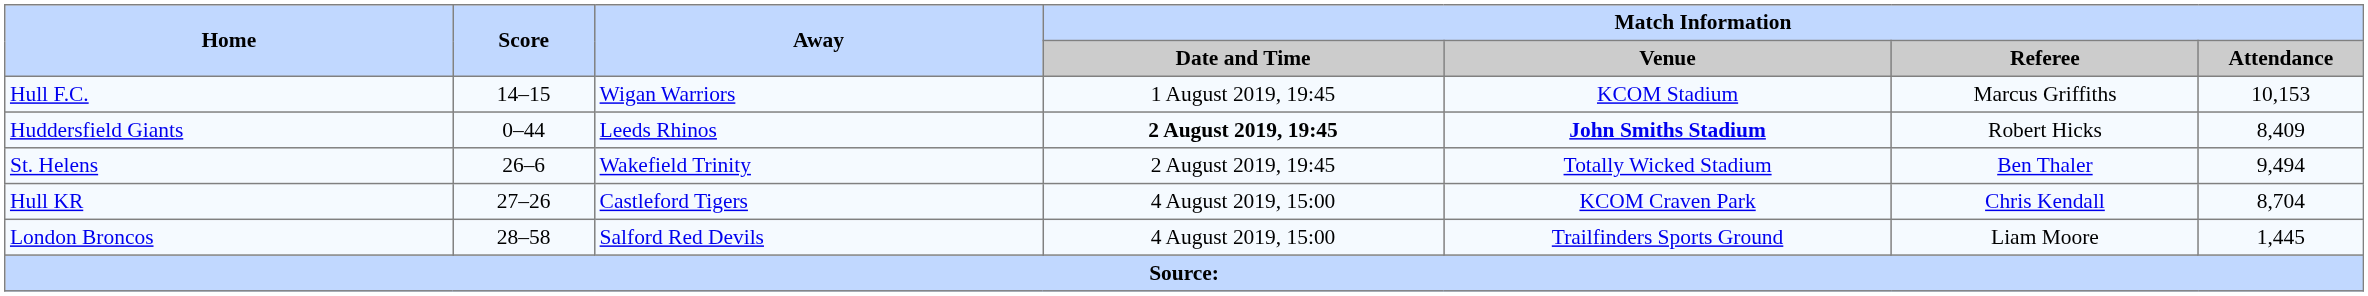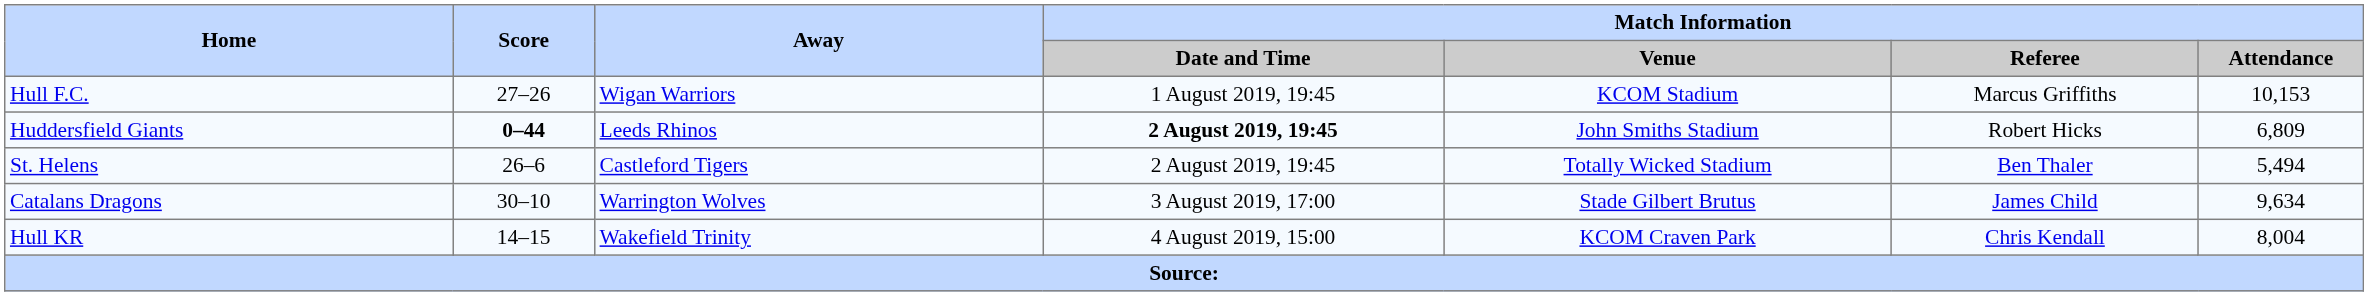(524, 93) 14–15 -> (524, 93) 27–26
(524, 129) normal -> (524, 129) bold
(1668, 129) bold -> (1668, 129) normal
(2281, 129) 8,409 -> (2281, 129) 6,809
(675, 165) Wakefield Trinity -> (674, 165) Castleford Tigers
(2281, 165) 9,494 -> (2281, 165) 5,494
+ row: (86, 201)
(524, 201) 27–26 -> (524, 236) 14–15
(674, 201) Castleford Tigers -> (675, 236) Wakefield Trinity
(2281, 201) 8,704 -> (2281, 236) 8,004
- row: (82, 236)
